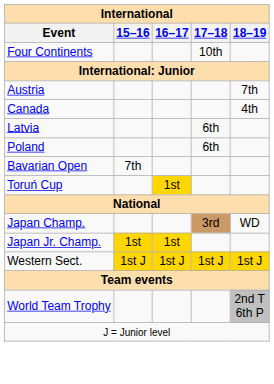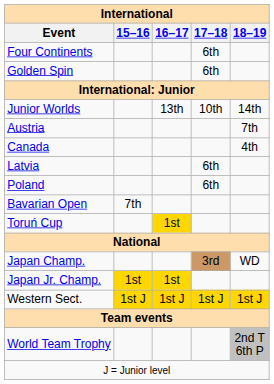(211, 52) 10th -> (211, 52) 6th
+ row: (40, 71)
+ row: (44, 109)
